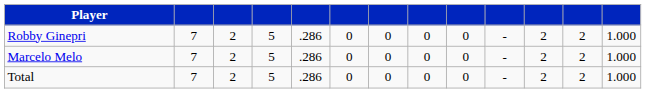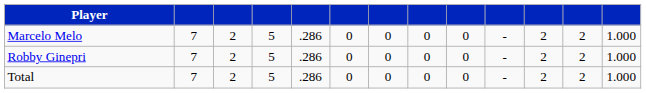rows swapped: (47, 35) <-> (45, 56)
